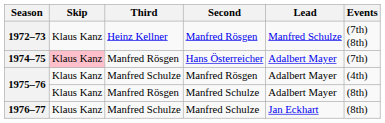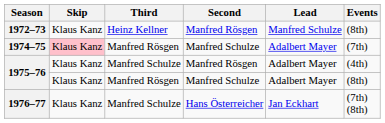(357, 36) (7th) (8th) -> (357, 30) (8th)
(225, 59) Hans Österreicher -> (222, 47) Manfred Schulze
(222, 110) Manfred Schulze -> (225, 104) Hans Österreicher
(357, 110) (8th) -> (357, 104) (7th) (8th)
